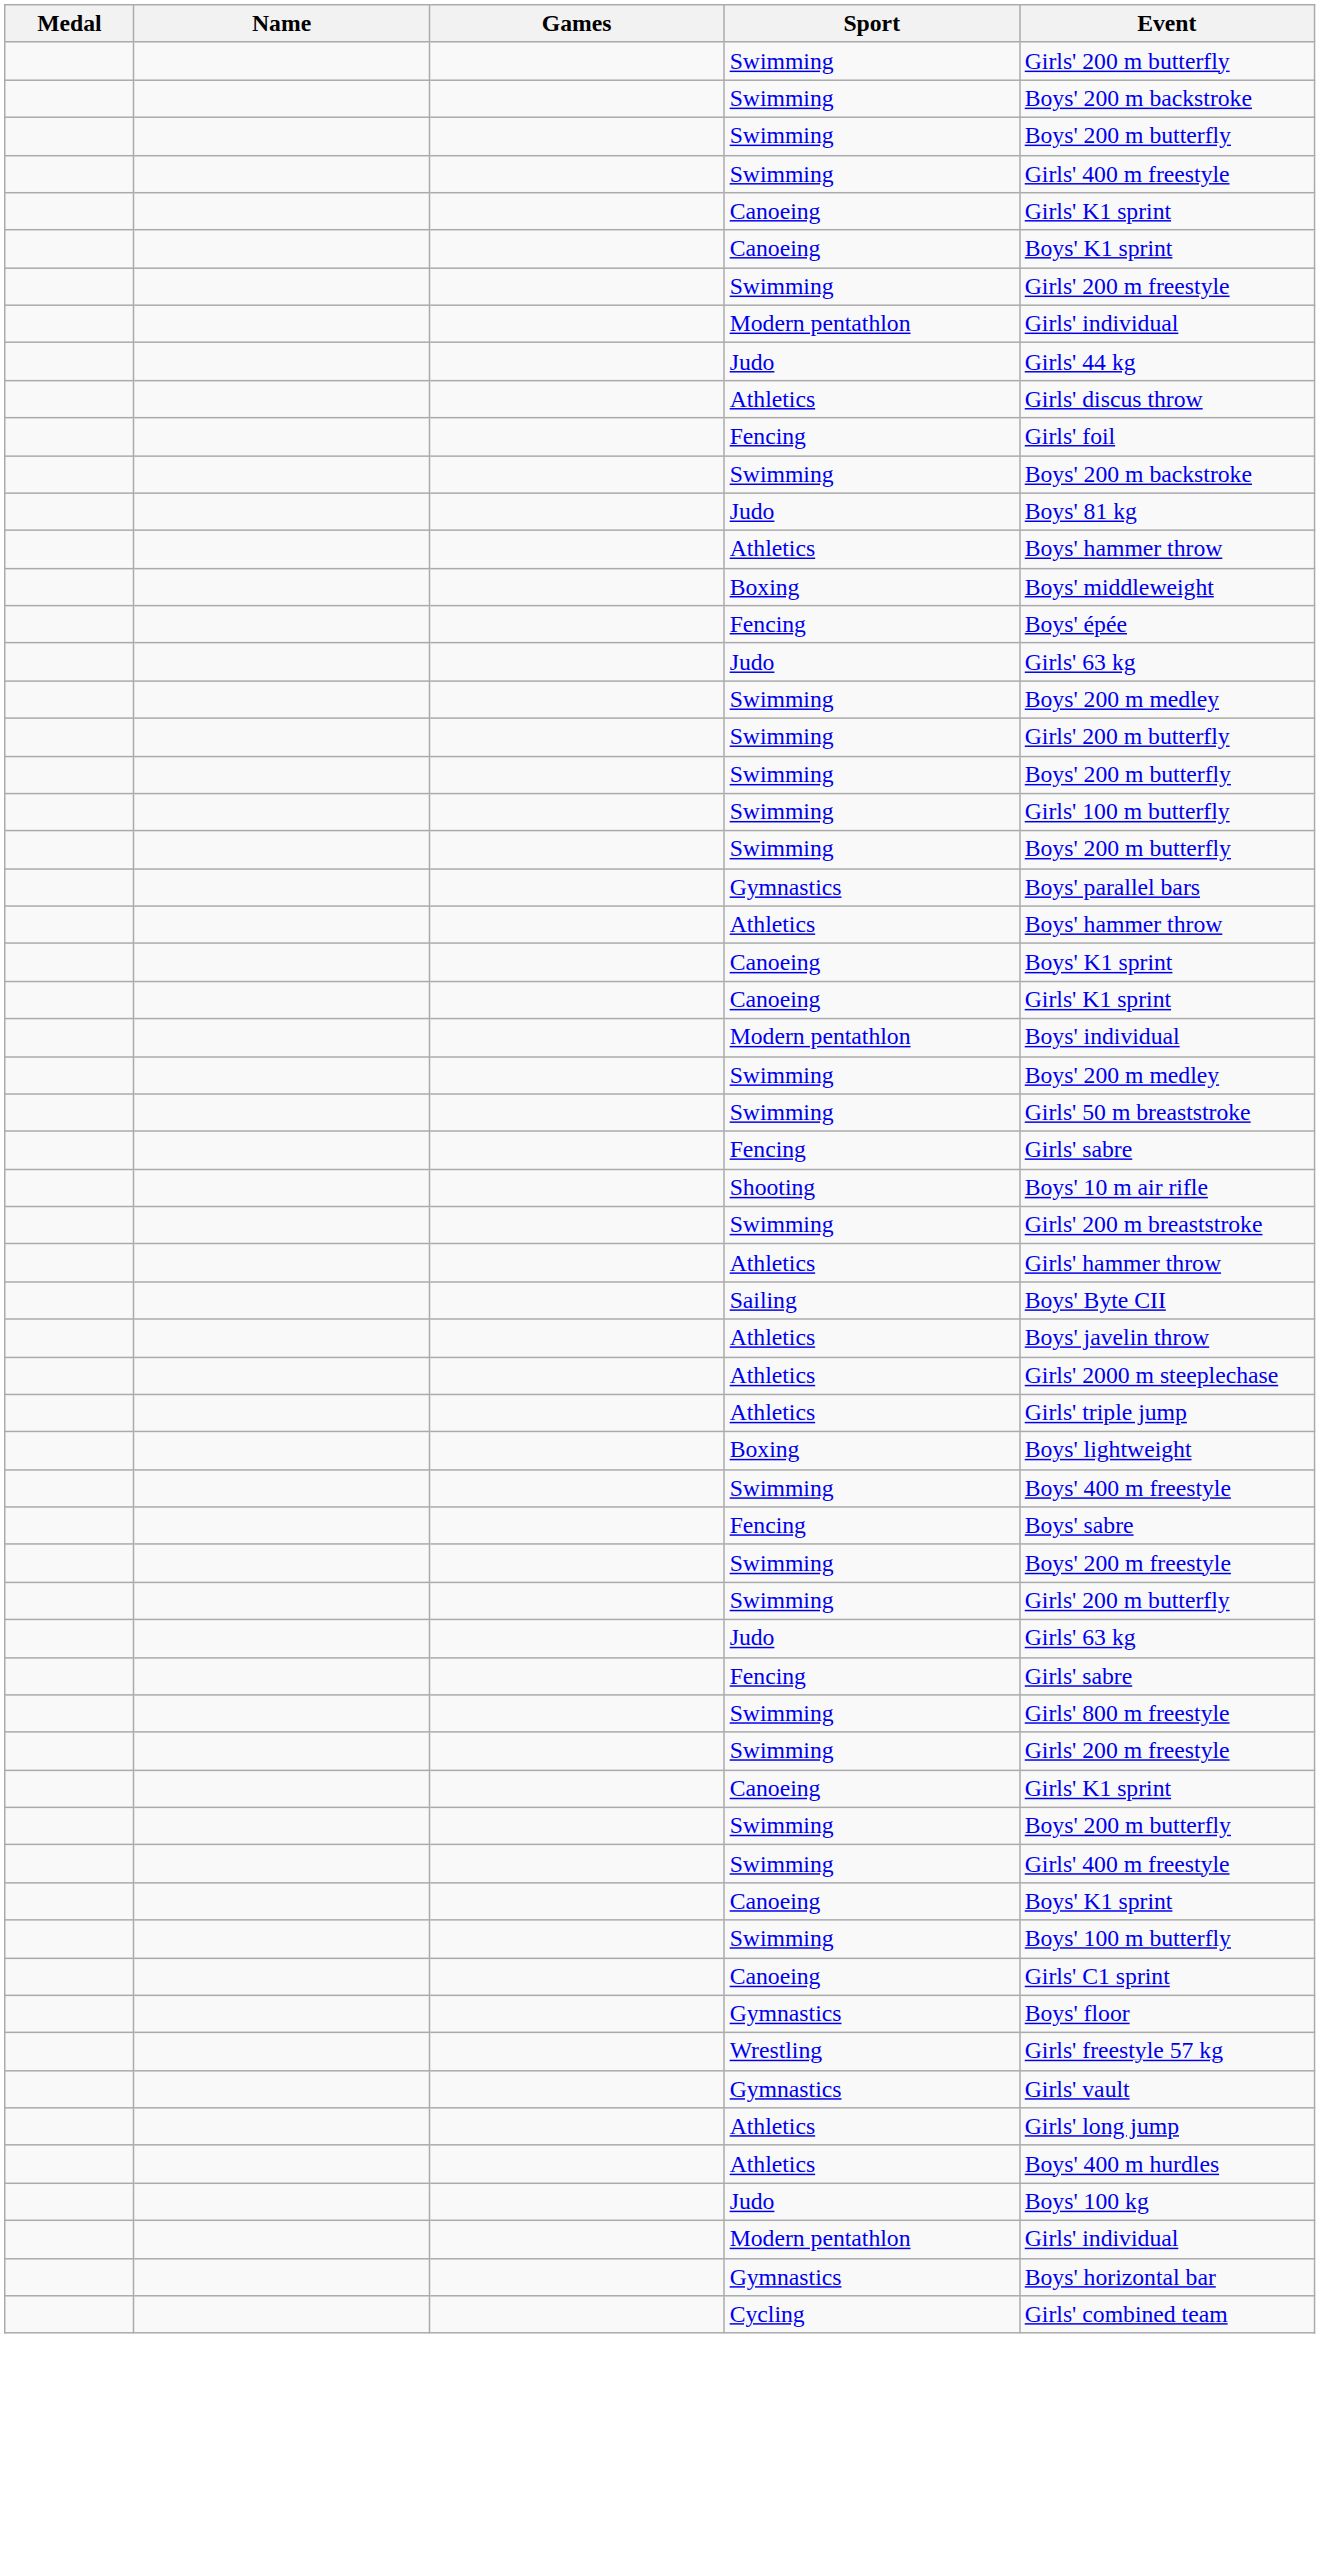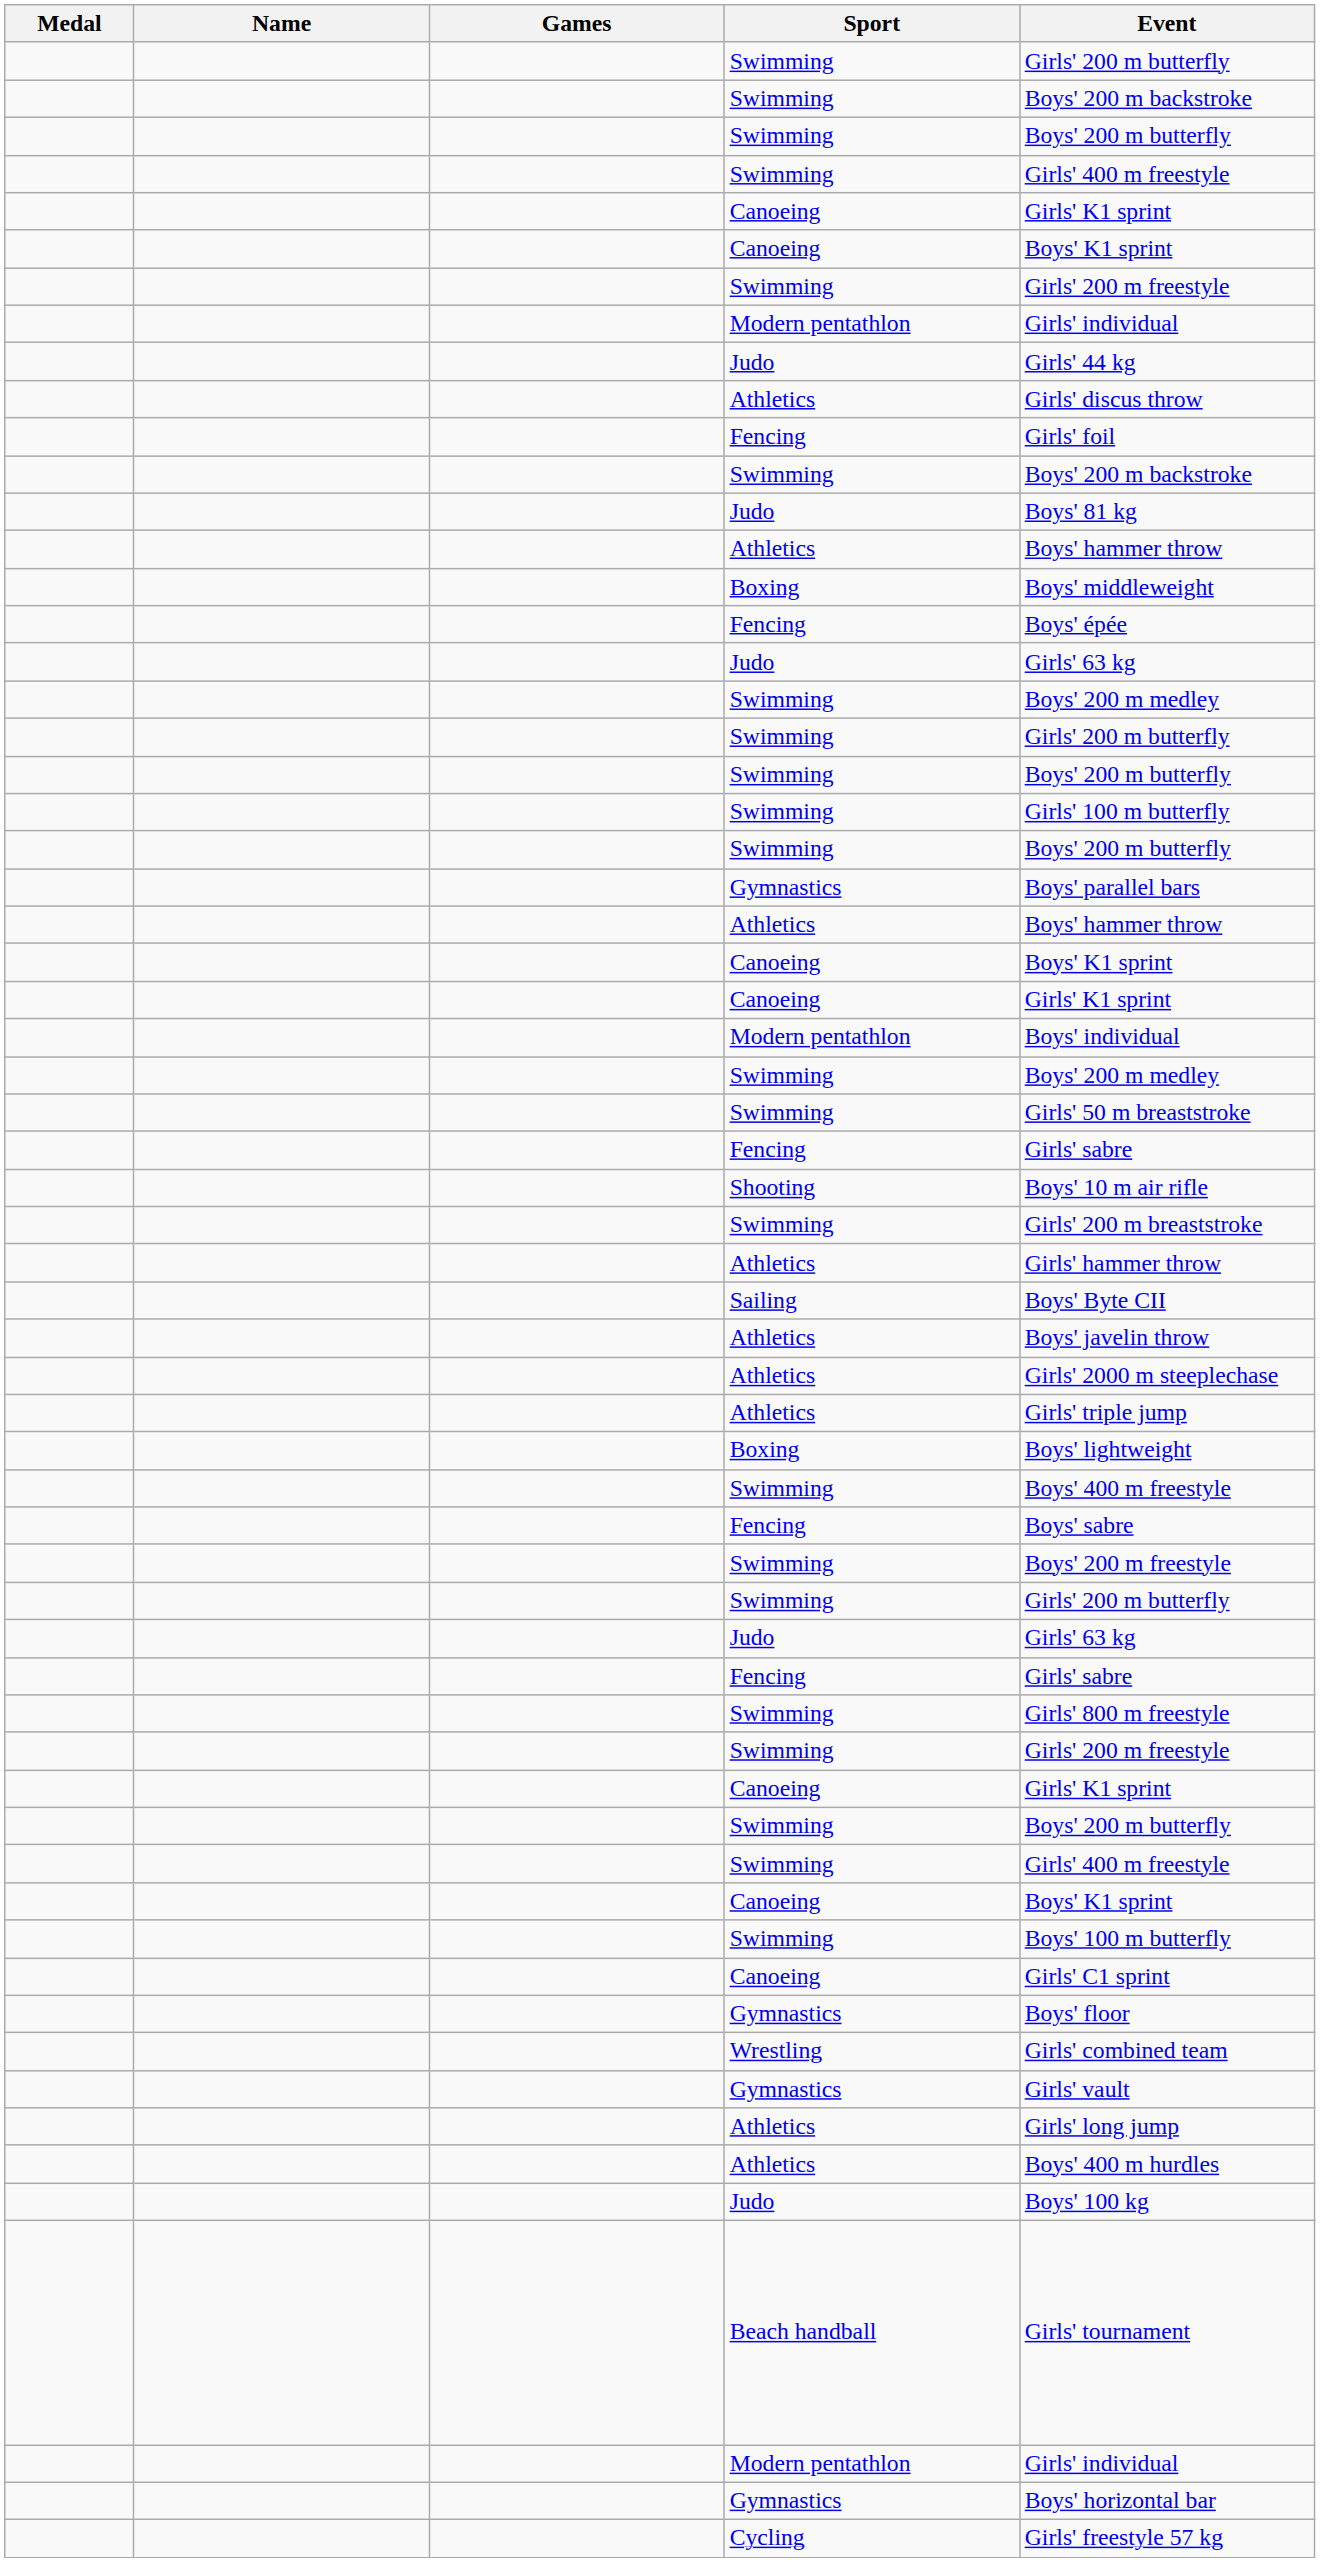(1124, 2051) Girls' freestyle 57 kg -> (1126, 2051) Girls' combined team
+ row: (69, 2333)
(1126, 2314) Girls' combined team -> (1124, 2538) Girls' freestyle 57 kg
